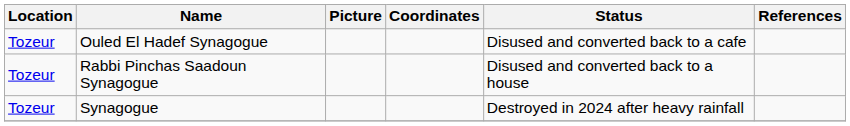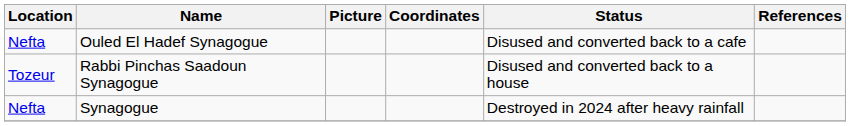(31, 41) Tozeur -> (27, 41) Nefta
(31, 108) Tozeur -> (27, 108) Nefta
